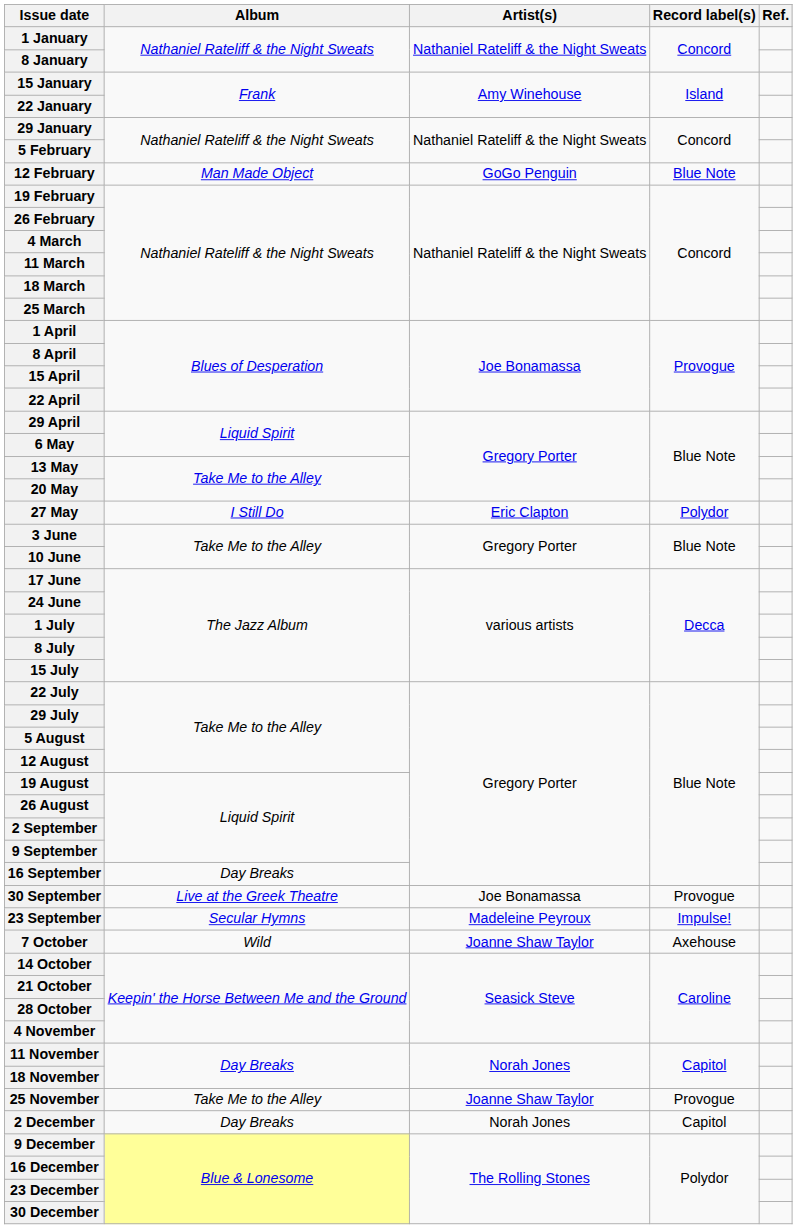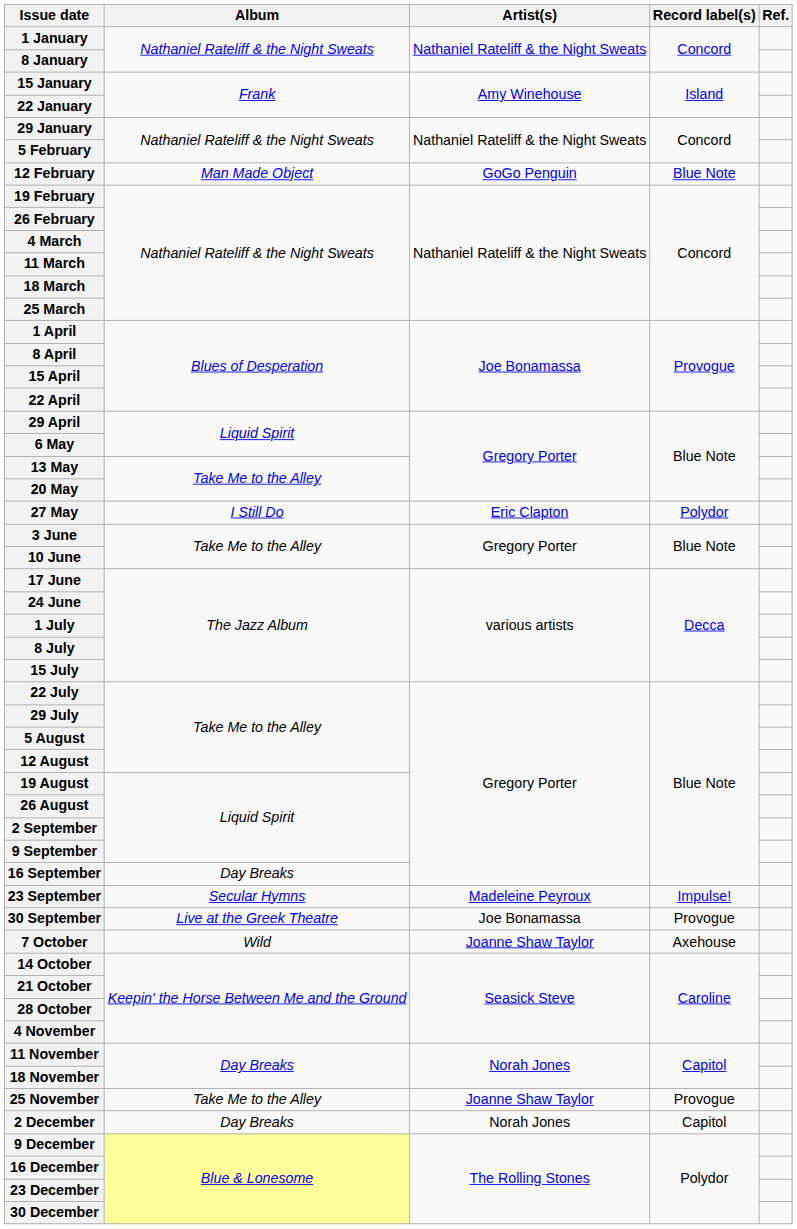rows swapped: (54, 919) <-> (54, 896)
